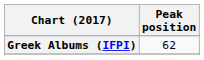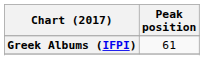(169, 45) 62 -> (169, 45) 61
